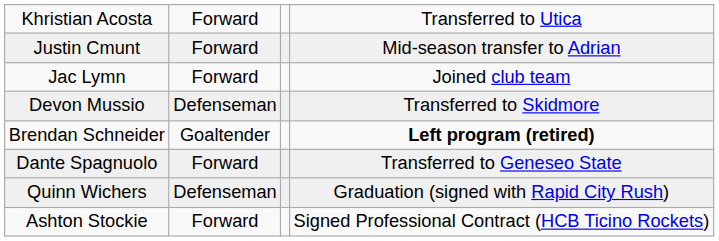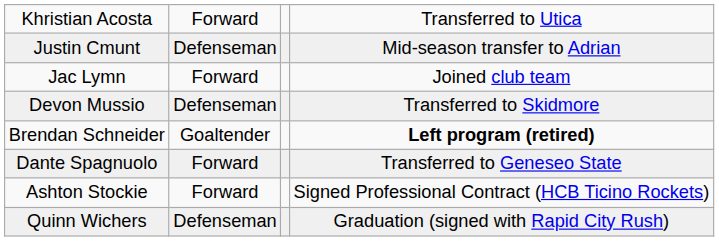(225, 47) Forward -> (225, 47) Defenseman
rows swapped: (87, 221) <-> (87, 192)
